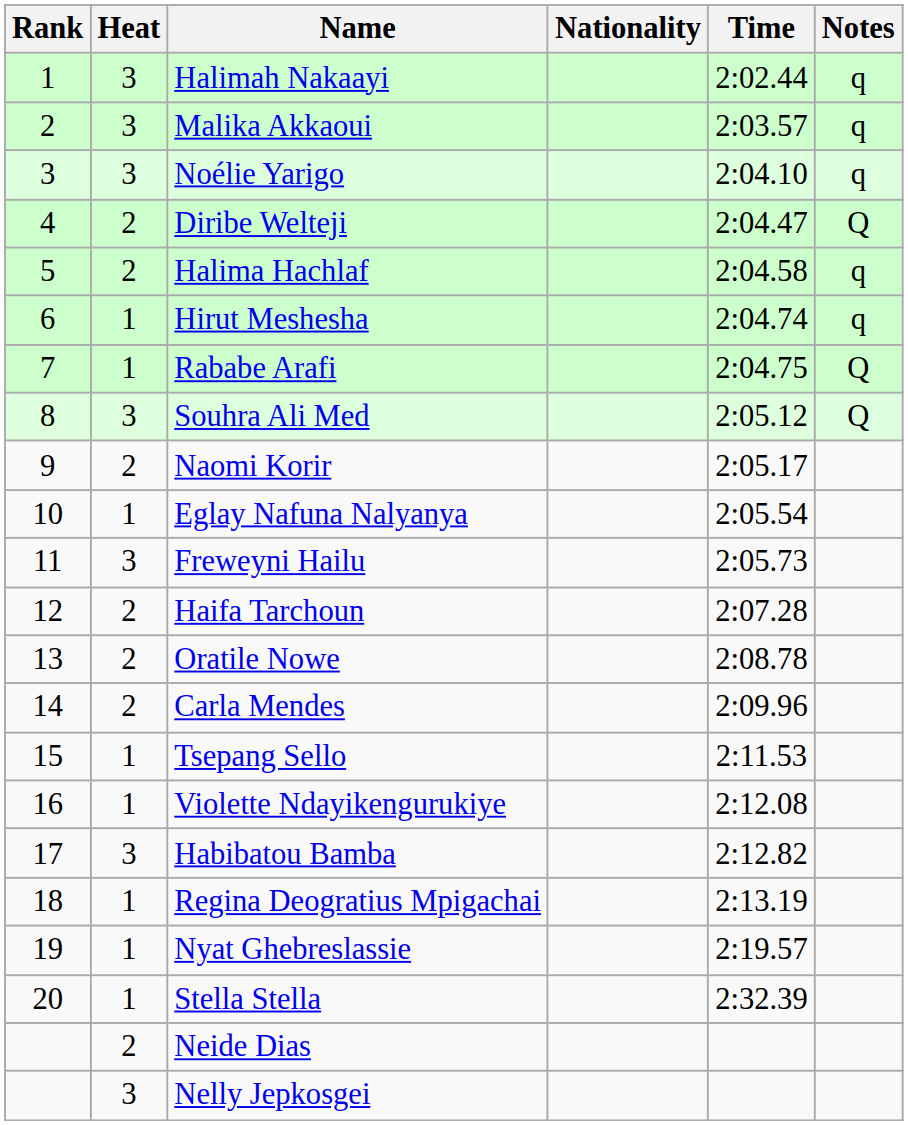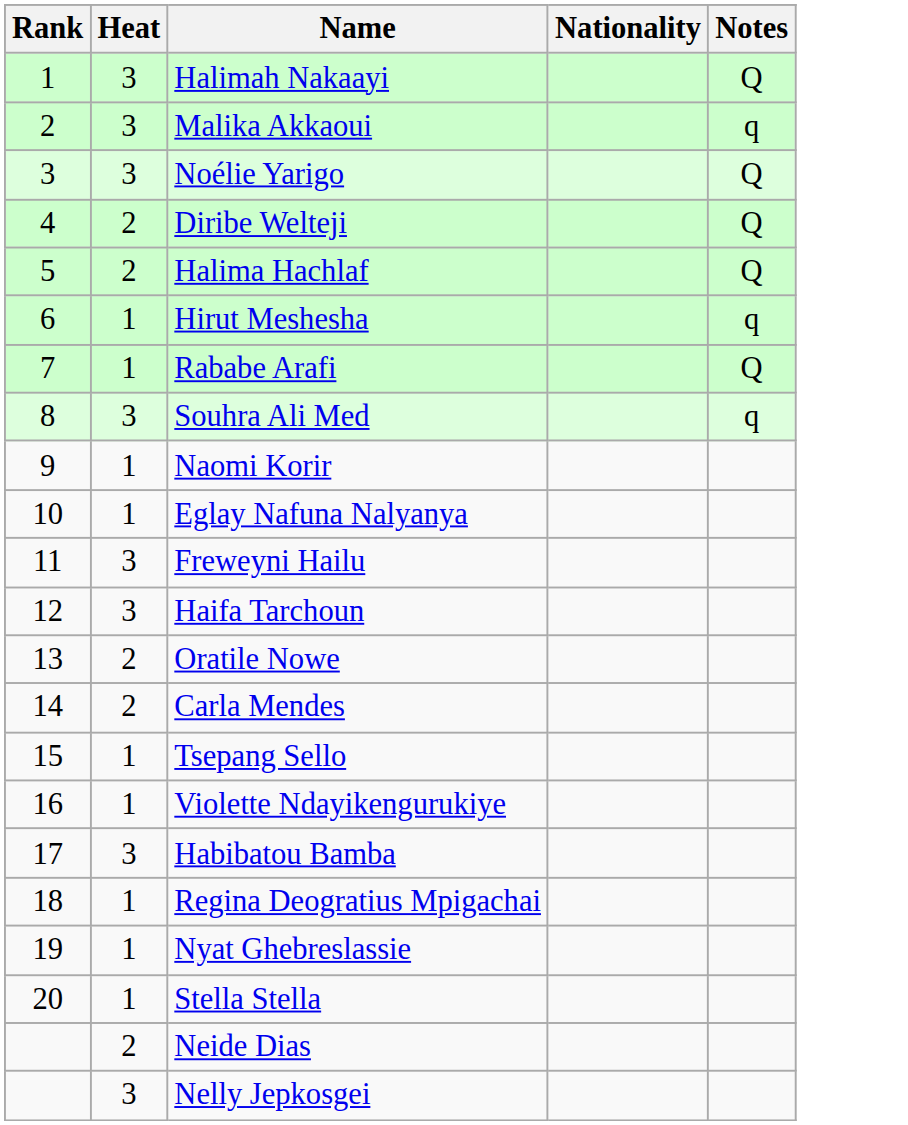- column: (761, 28)
(858, 77) q -> (752, 77) Q
(858, 174) q -> (752, 174) Q
(858, 271) q -> (752, 271) Q
(858, 416) Q -> (752, 416) q
(129, 464) 2 -> (129, 464) 1
(129, 610) 2 -> (129, 610) 3
